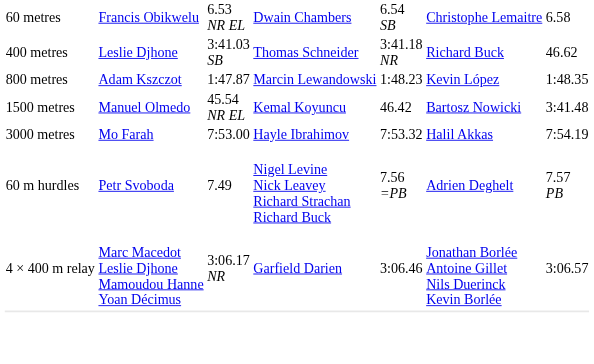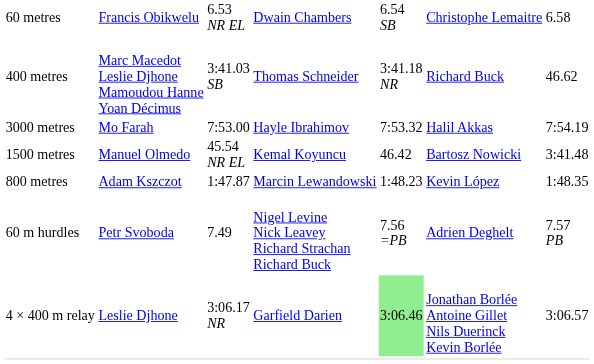(138, 52) Leslie Djhone -> (151, 84) Marc Macedot Leslie Djhone Mamoudou Hanne Yoan Décimus
rows swapped: (37, 80) <-> (40, 134)
(151, 276) Marc Macedot Leslie Djhone Mamoudou Hanne Yoan Décimus -> (138, 315) Leslie Djhone
(401, 268) no background -> (401, 315) lightgreen background
